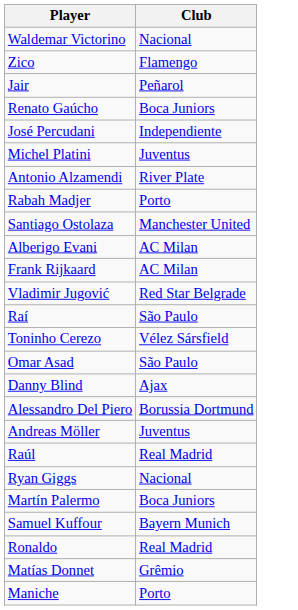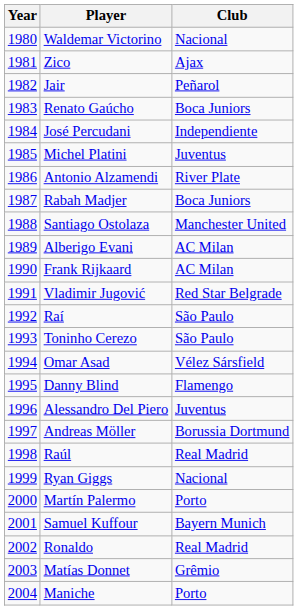+ column: (22, 16)
(168, 62) Flamengo -> (189, 62) Ajax
(155, 200) Porto -> (213, 200) Boca Juniors
(184, 339) Vélez Sársfield -> (204, 339) São Paulo
(168, 362) São Paulo -> (220, 362) Vélez Sársfield
(153, 385) Ajax -> (204, 385) Flamengo
(196, 408) Borussia Dortmund -> (200, 408) Juventus
(165, 431) Juventus -> (232, 431) Borussia Dortmund
(177, 500) Boca Juniors -> (191, 500) Porto
